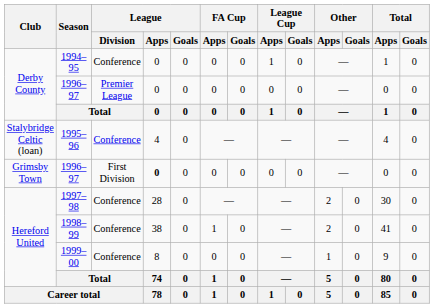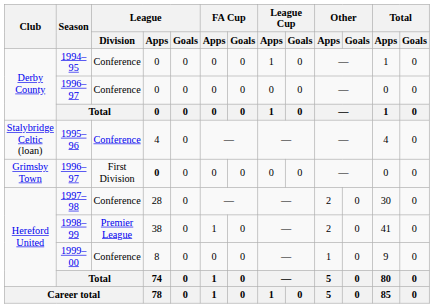(117, 90) Premier League -> (117, 90) Conference
(117, 228) Conference -> (117, 228) Premier League
